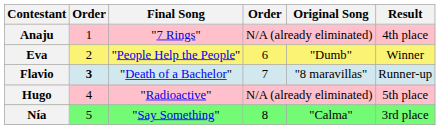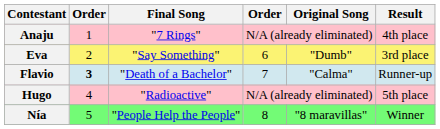(176, 54) "People Help the People" -> (176, 54) "Say Something"
(405, 54) Winner -> (405, 54) 3rd place
(331, 74) "8 maravillas" -> (331, 74) "Calma"
(176, 114) "Say Something" -> (176, 114) "People Help the People"
(331, 114) "Calma" -> (331, 114) "8 maravillas"
(405, 114) 3rd place -> (405, 114) Winner
